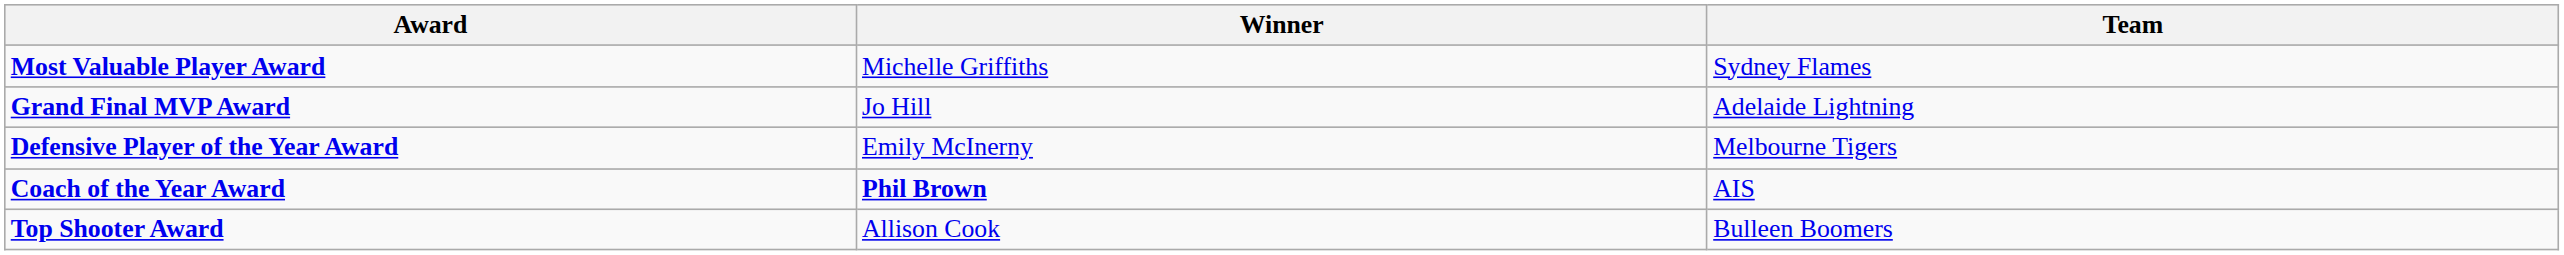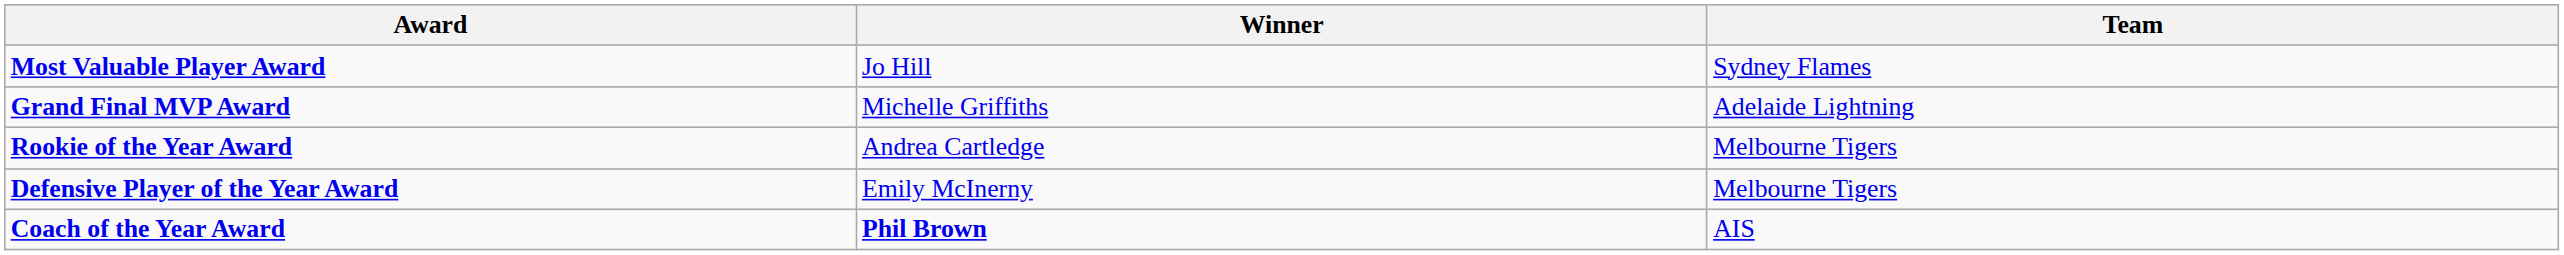(955, 65) Michelle Griffiths -> (897, 65) Jo Hill
(897, 106) Jo Hill -> (955, 106) Michelle Griffiths
+ row: (151, 147)
- row: (117, 229)
